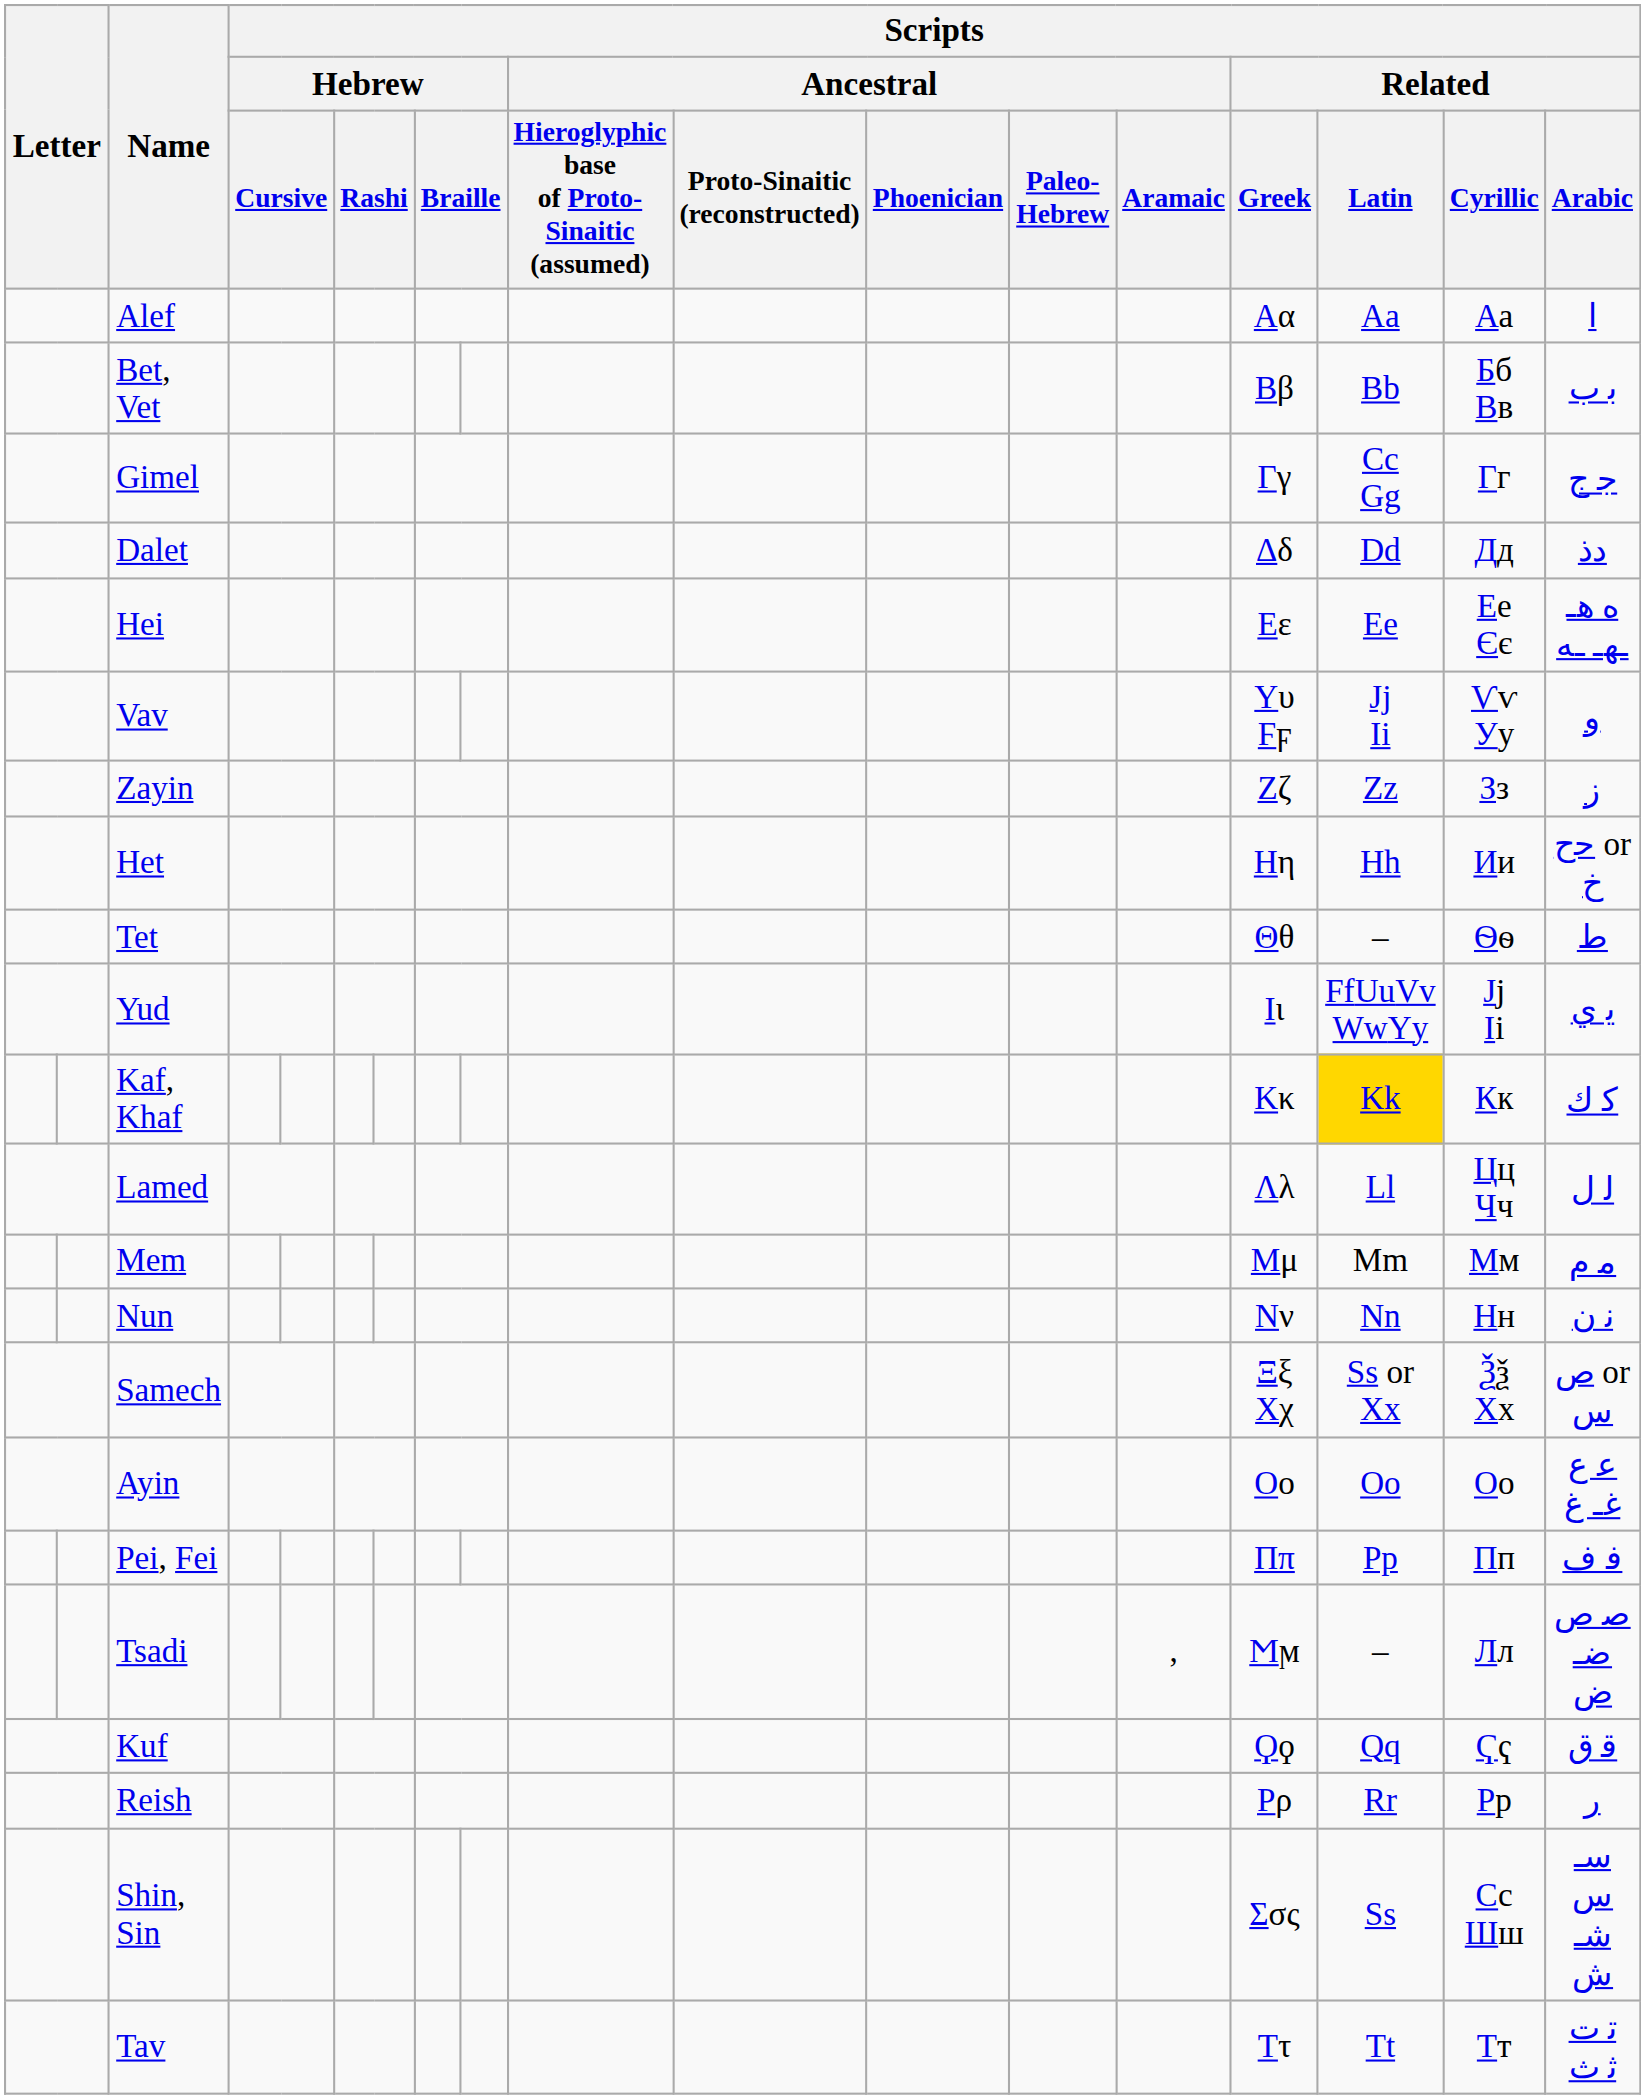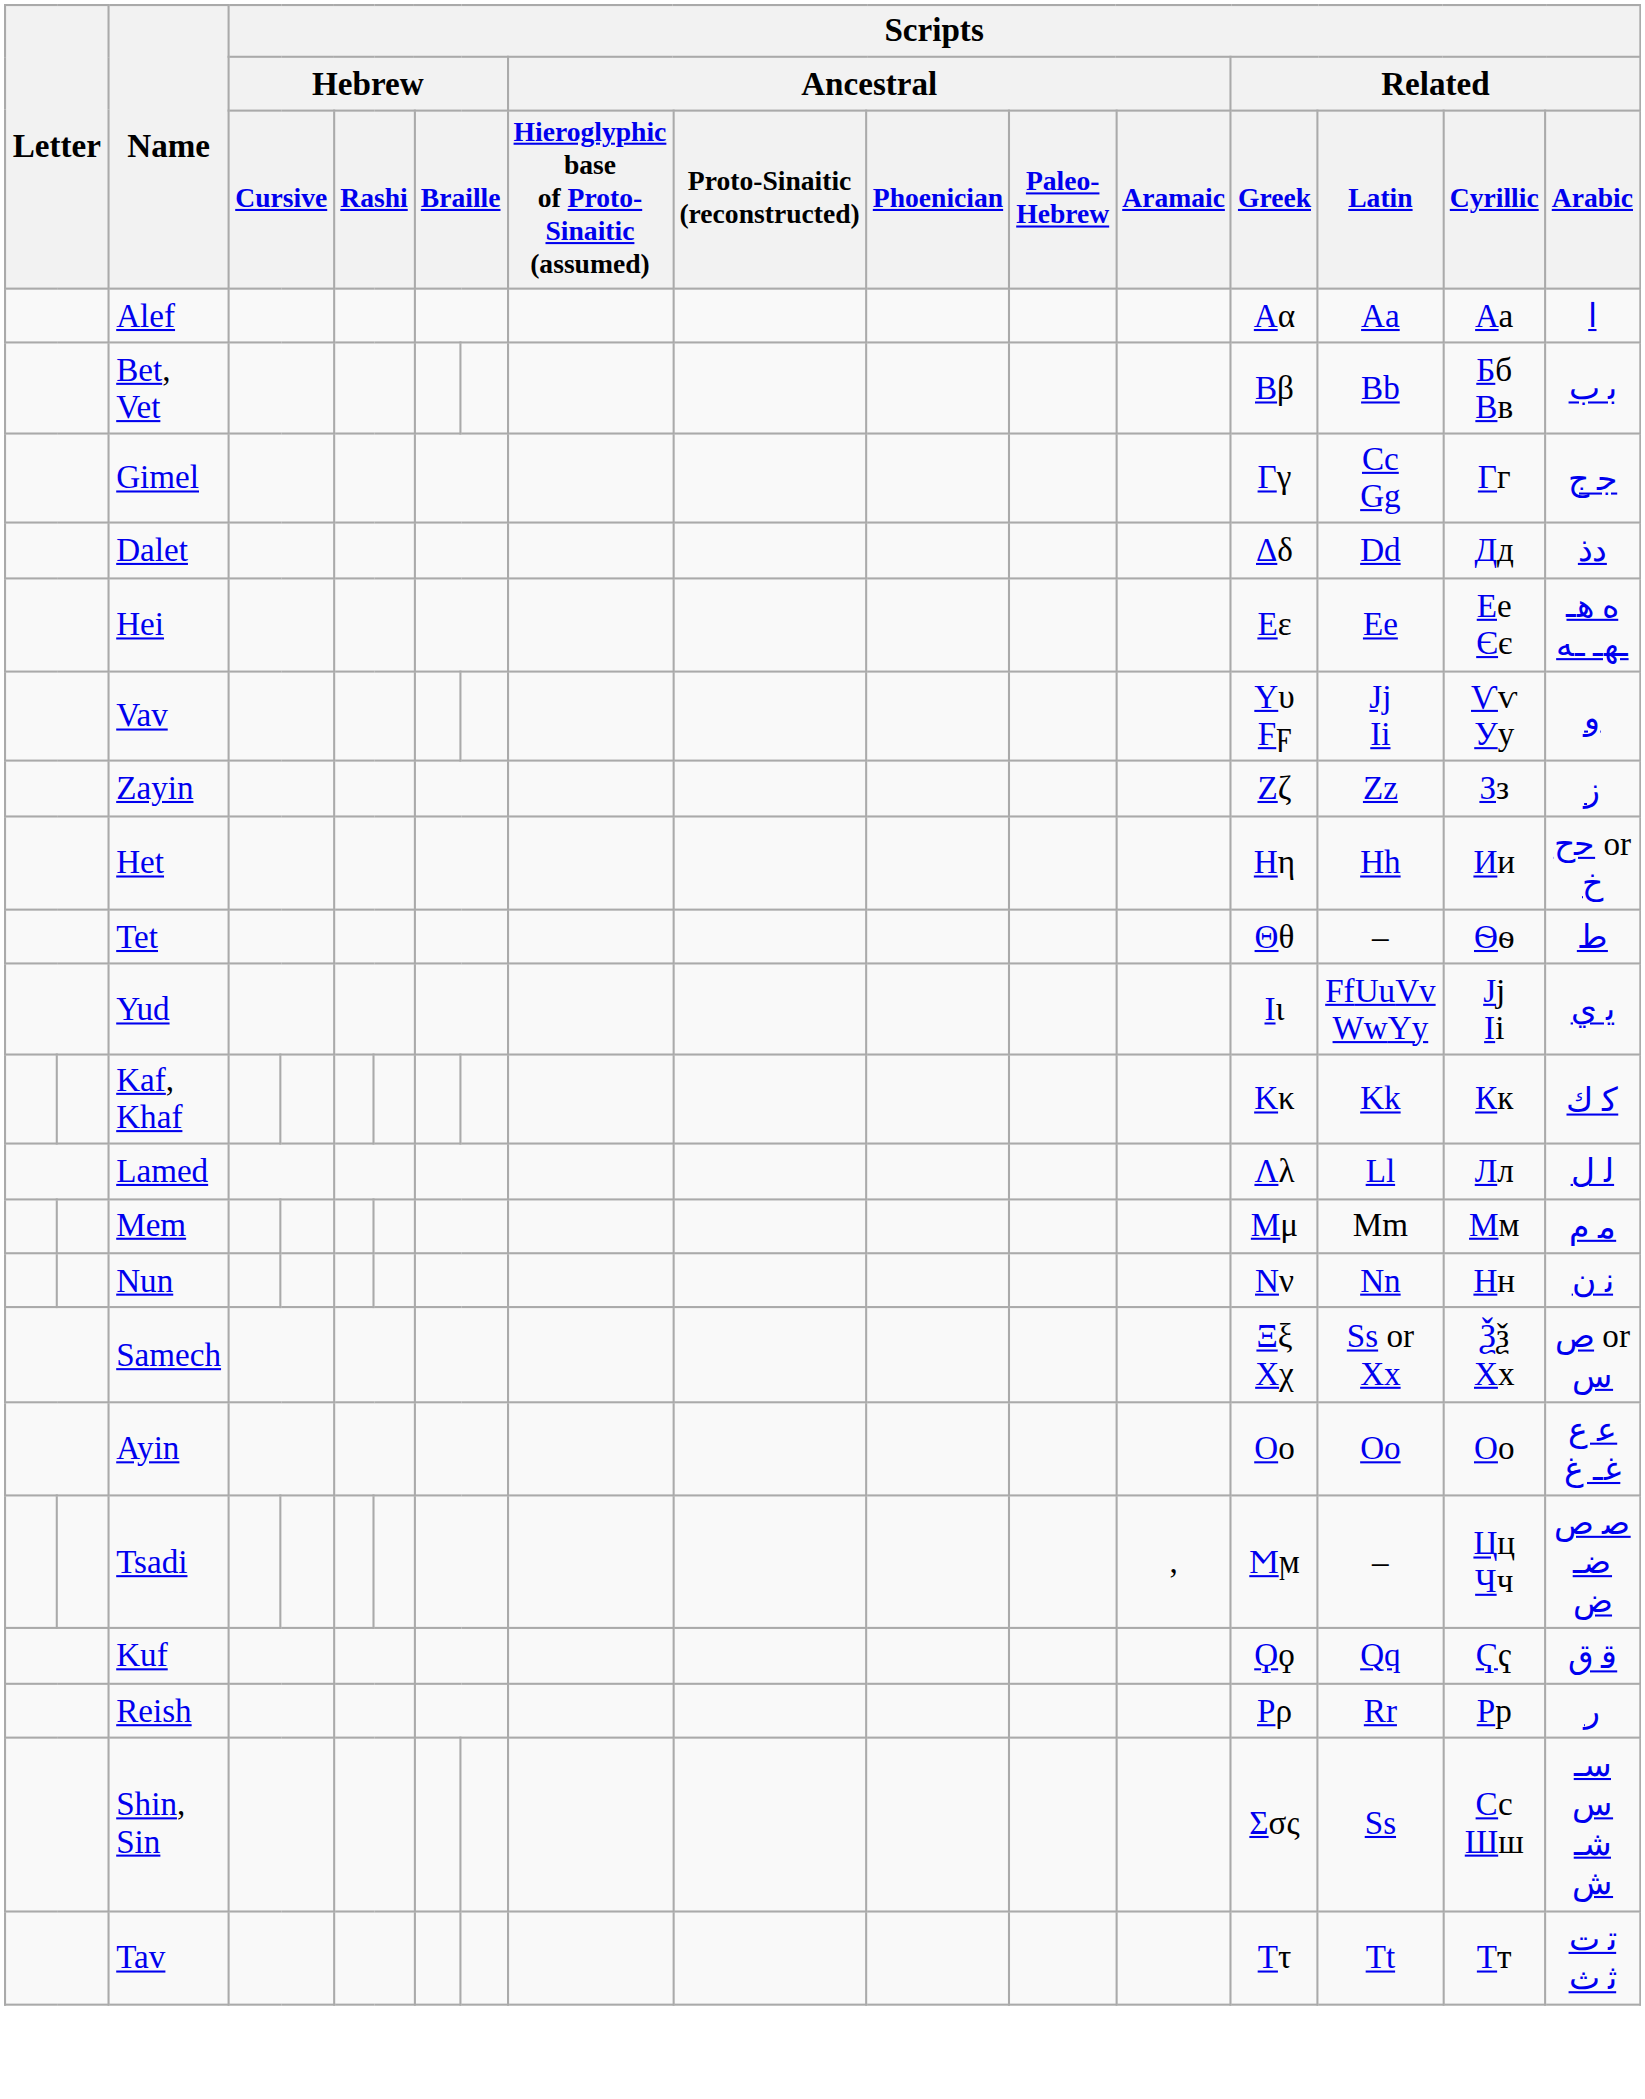(1380, 1098) gold background -> (1380, 1098) no background
(1494, 1188) Цц Чч -> (1494, 1170) Лл
- row: (167, 1557)
(1494, 1651) Лл -> (1494, 1561) Цц Чч
